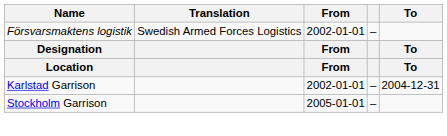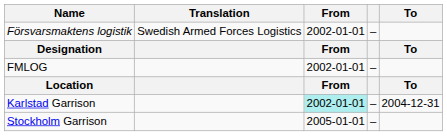+ row: (27, 67)
(336, 85) no background -> (336, 103) paleturquoise background
